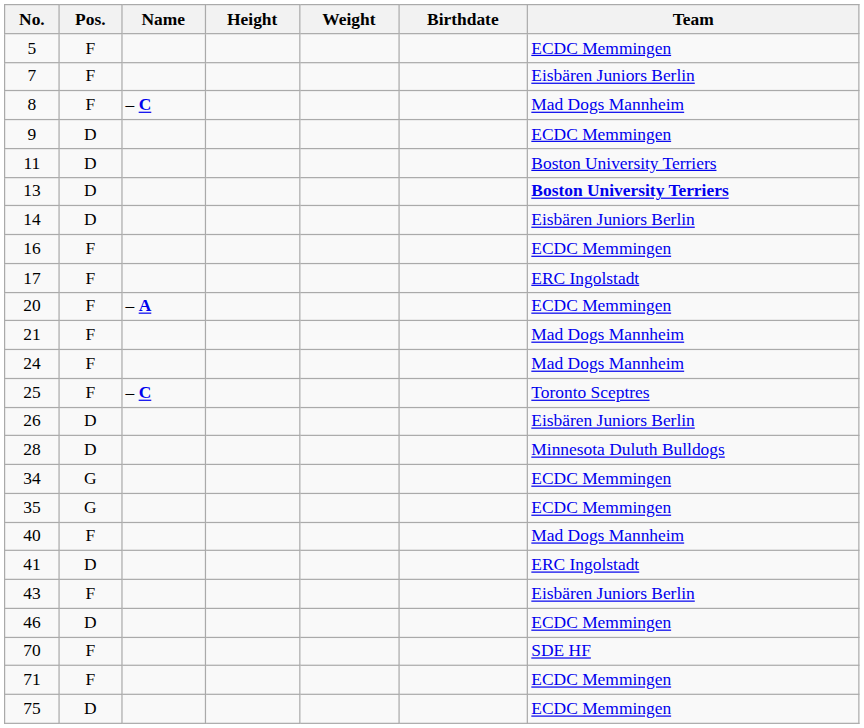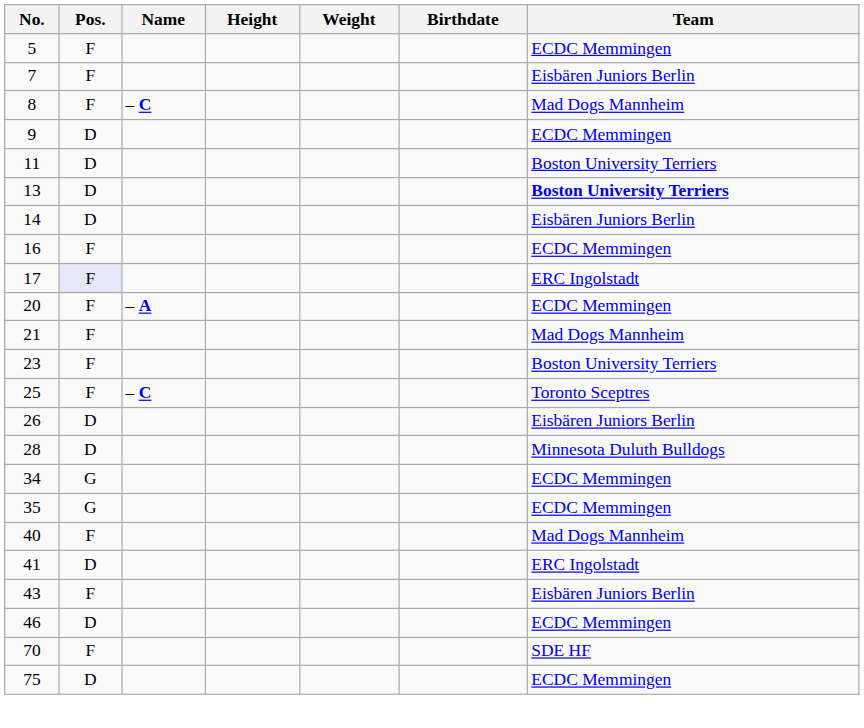(90, 277) no background -> (90, 277) lavender background
+ row: (32, 364)
- row: (32, 364)
- row: (32, 680)
